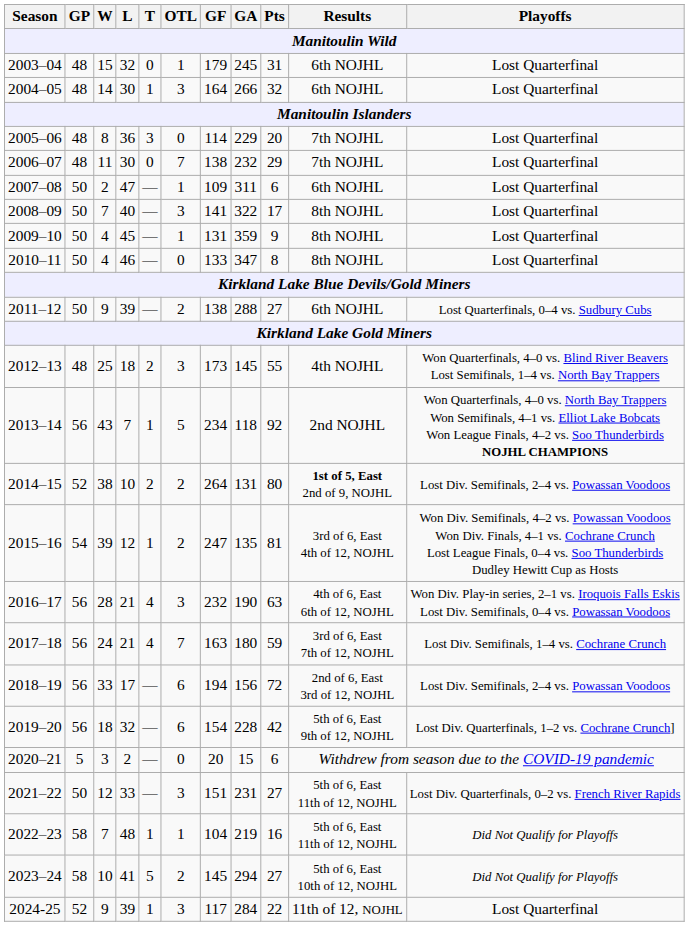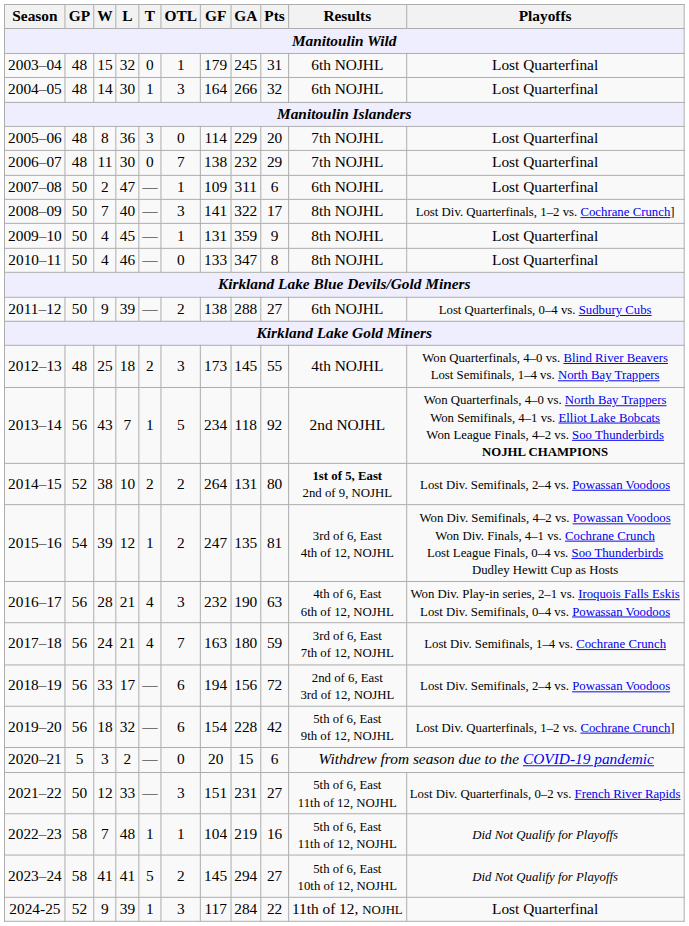(545, 211) Lost Quarterfinal -> (545, 212) Lost Div. Quarterfinals, 1–2 vs. Cochrane Crunch]
(105, 876) 10 -> (105, 876) 41
